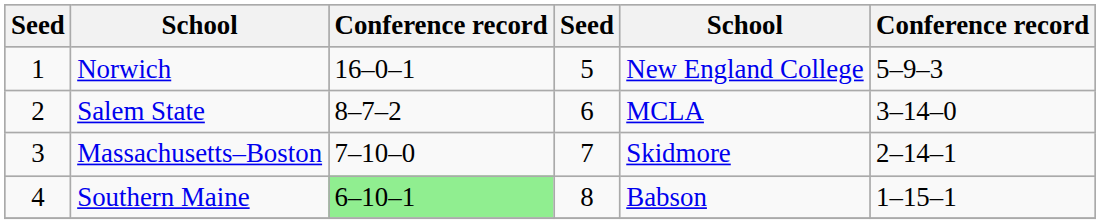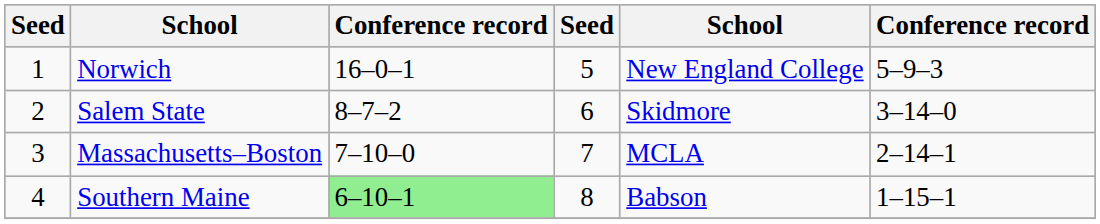(665, 111) MCLA -> (679, 111) Skidmore
(679, 153) Skidmore -> (665, 153) MCLA
